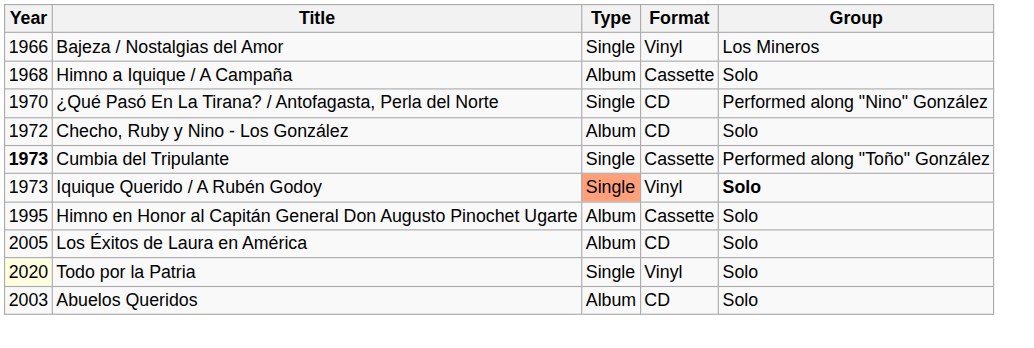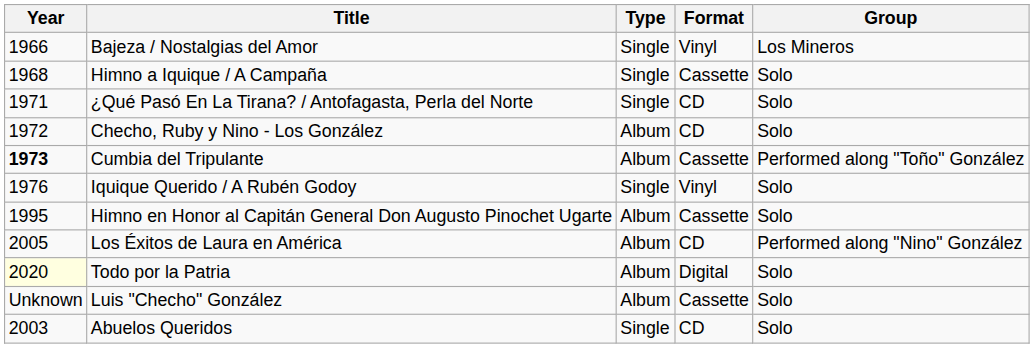(611, 74) Album -> (645, 74) Single
(28, 103) 1970 -> (28, 103) 1971
(855, 103) Performed along "Nino" González -> (775, 103) Solo
(610, 159) Single -> (646, 159) Album
(28, 187) 1973 -> (28, 187) 1976
(610, 187) lightsalmon background -> (645, 187) no background
(742, 187) bold -> (775, 187) normal
(740, 243) Solo -> (890, 243) Performed along "Nino" González
(610, 272) Single -> (646, 272) Album
(663, 272) Vinyl -> (704, 272) Digital
+ row: (187, 300)
(611, 300) Album -> (645, 328) Single
